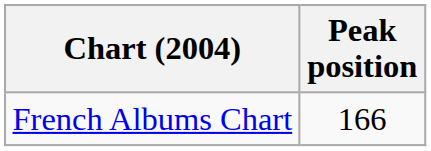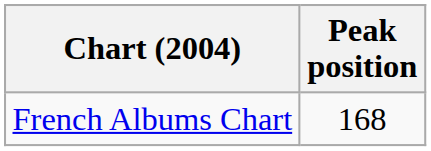(362, 118) 166 -> (362, 118) 168
